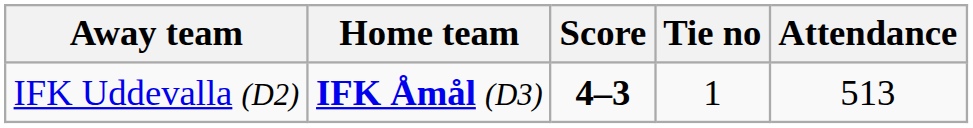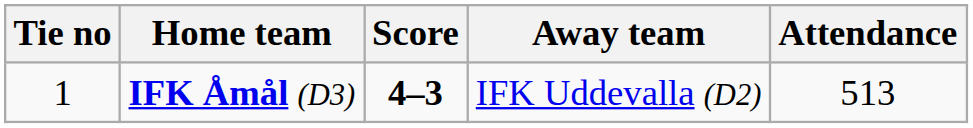columns swapped: (712, 33) <-> (156, 33)
